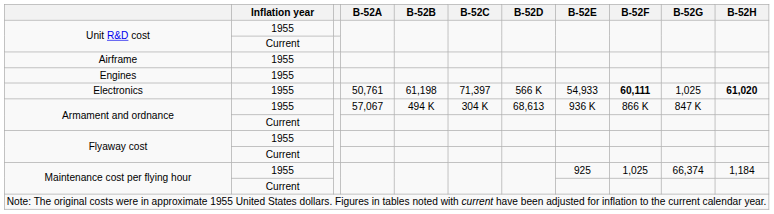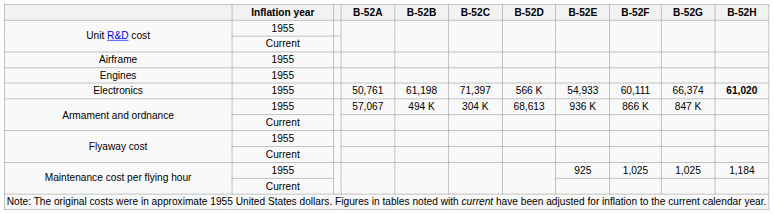(635, 91) bold -> (635, 91) normal
(688, 91) 1,025 -> (688, 91) 66,374
(688, 170) 66,374 -> (688, 170) 1,025
